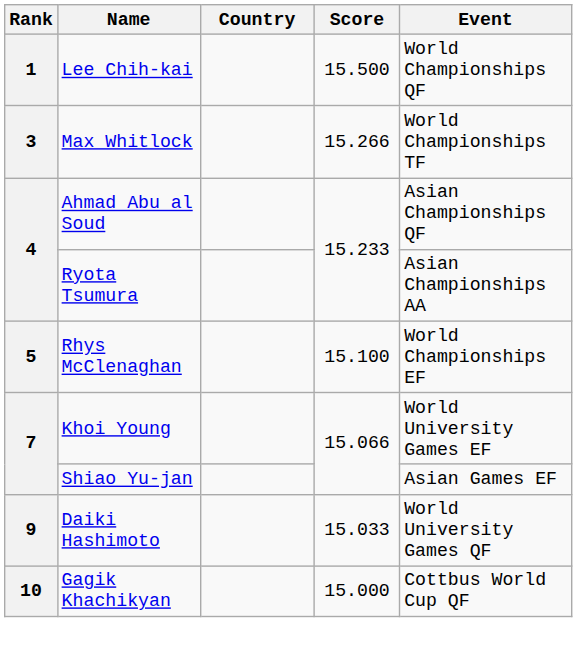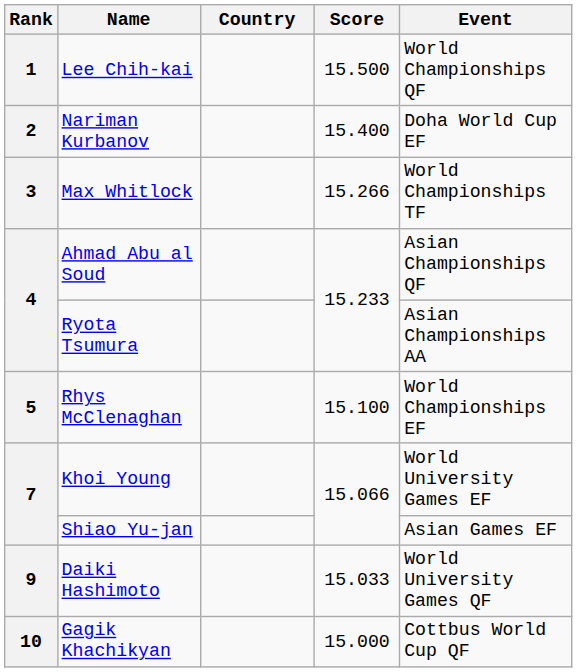+ row: (105, 131)
